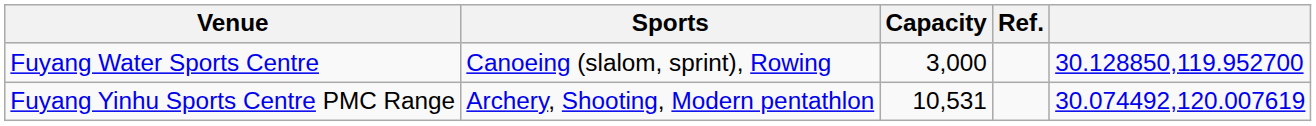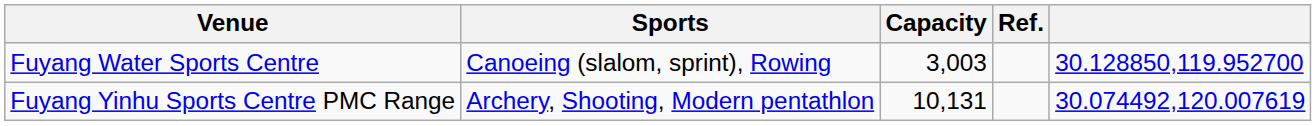(956, 62) 3,000 -> (956, 62) 3,003
(950, 100) 10,531 -> (950, 100) 10,131
